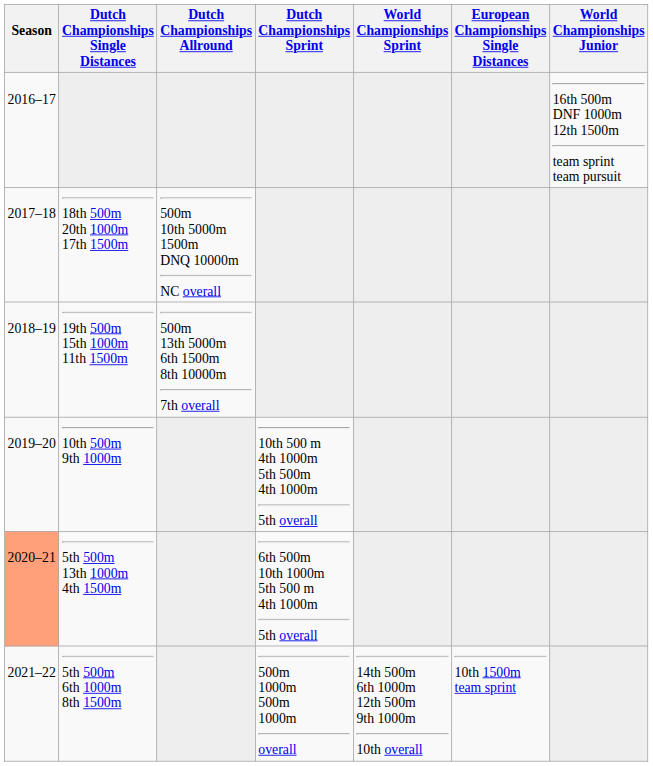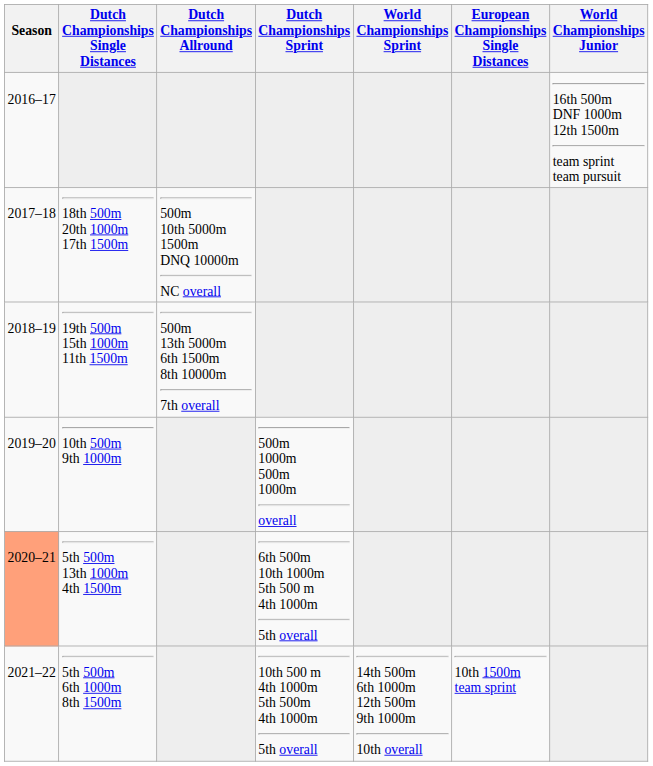(304, 477) 10th 500 m 4th 1000m 5th 500m 4th 1000m 5th overall -> (304, 477) 500m 1000m 500m 1000m overall
(304, 707) 500m 1000m 500m 1000m overall -> (304, 707) 10th 500 m 4th 1000m 5th 500m 4th 1000m 5th overall
